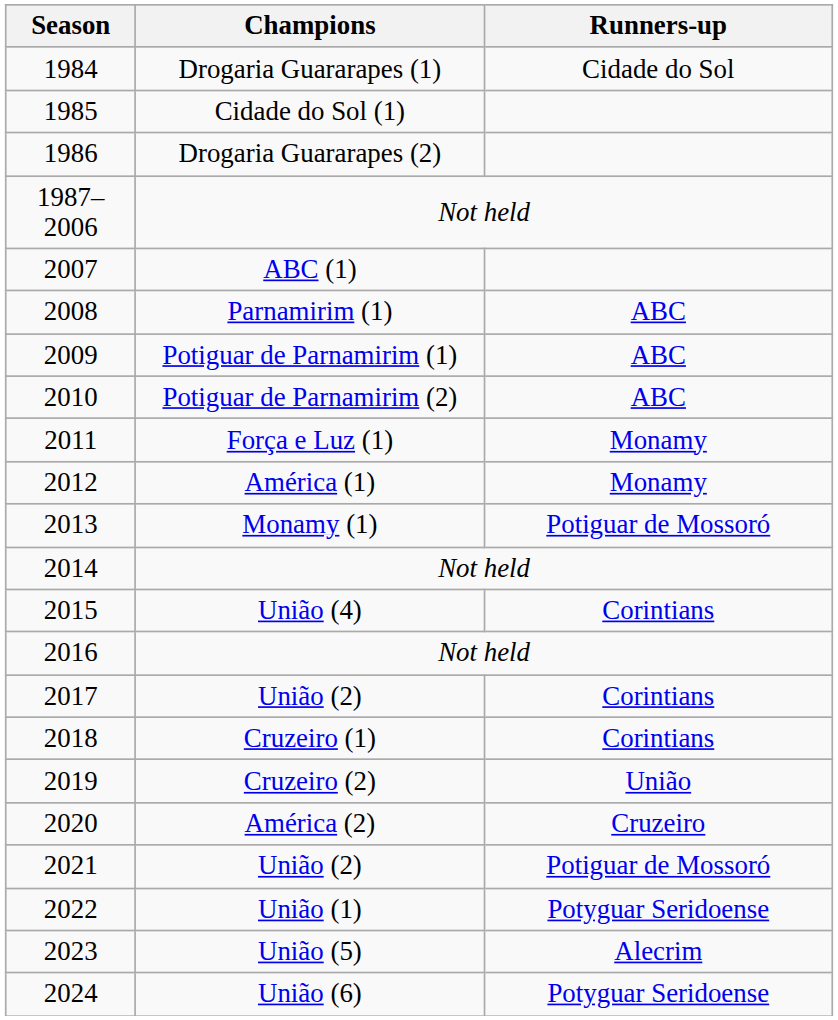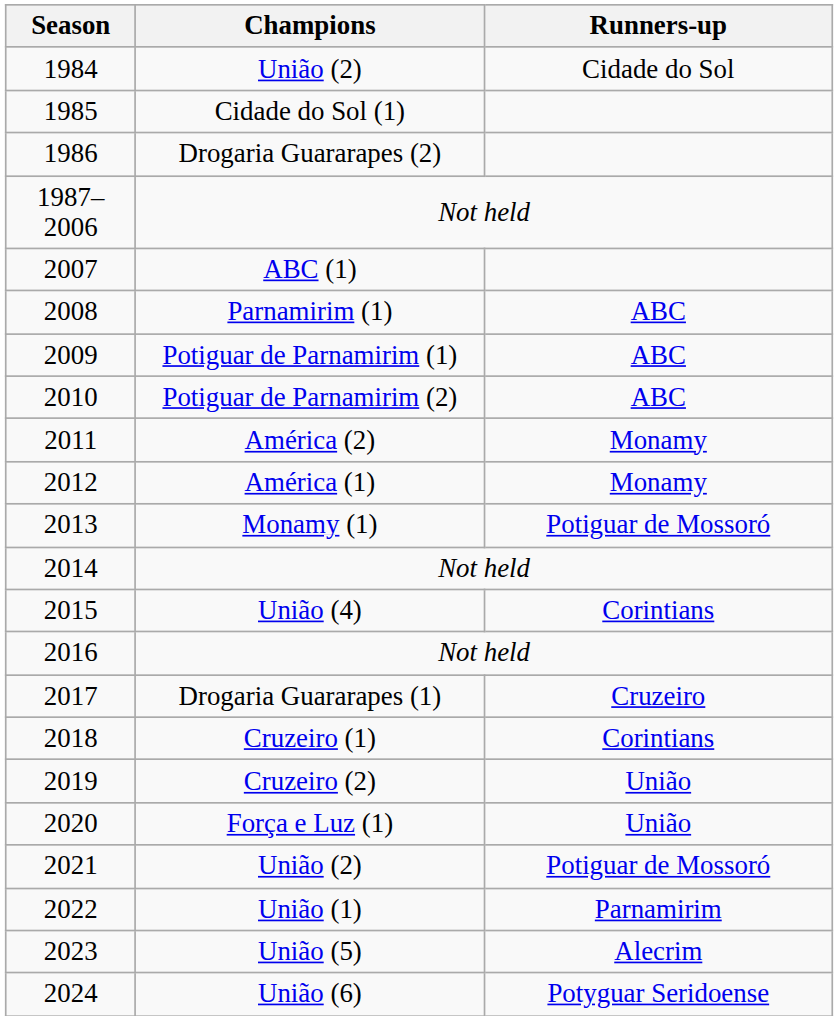(310, 68) Drogaria Guararapes (1) -> (310, 68) União (2)
(310, 439) Força e Luz (1) -> (310, 439) América (2)
(310, 695) União (2) -> (310, 695) Drogaria Guararapes (1)
(658, 695) Corintians -> (658, 695) Cruzeiro
(310, 823) América (2) -> (310, 823) Força e Luz (1)
(658, 823) Cruzeiro -> (658, 823) União
(658, 908) Potyguar Seridoense -> (658, 908) Parnamirim
